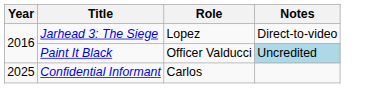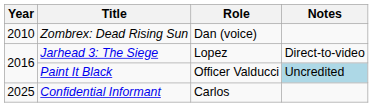+ row: (114, 33)
